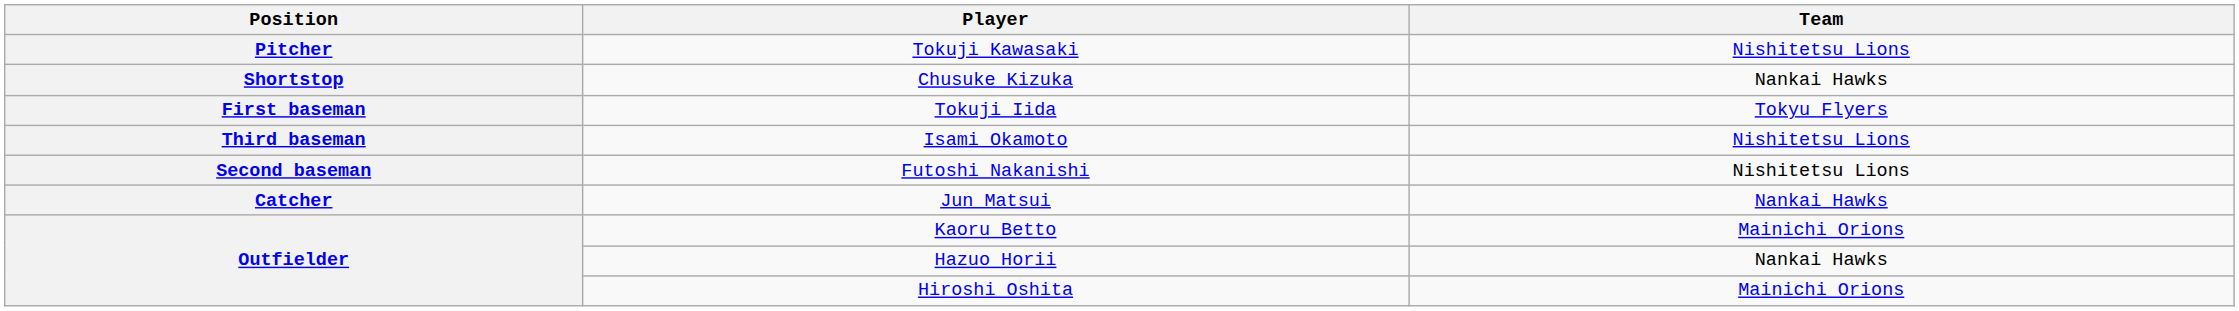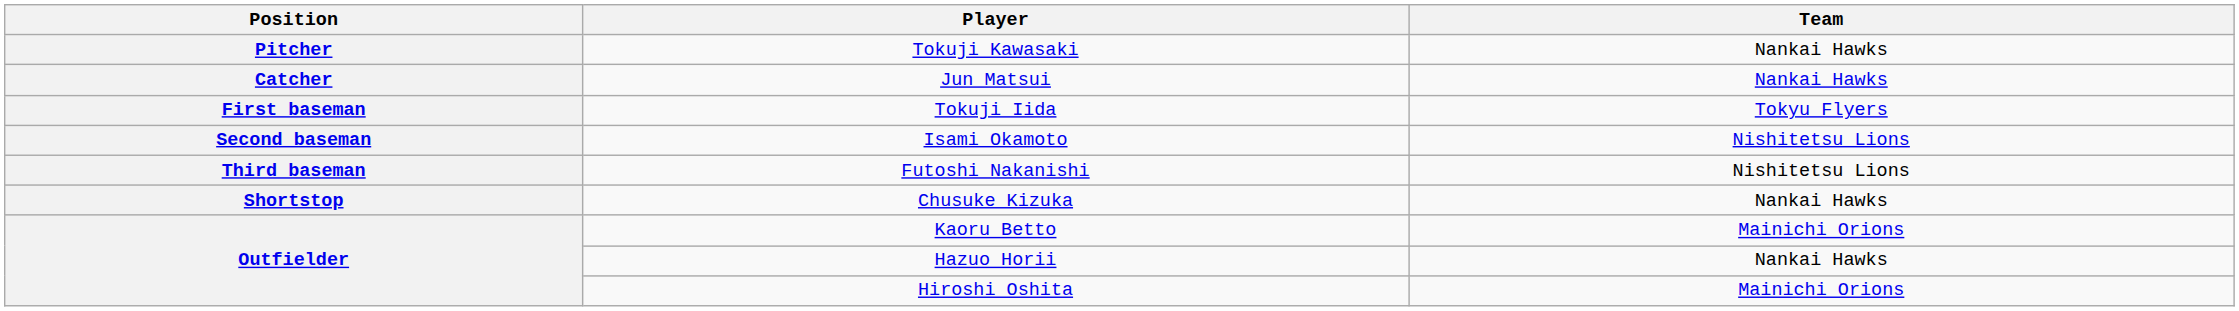(1821, 50) Nishitetsu Lions -> (1821, 50) Nankai Hawks
rows swapped: (996, 200) <-> (996, 80)
(294, 140) Third baseman -> (294, 140) Second baseman
(294, 170) Second baseman -> (294, 170) Third baseman
